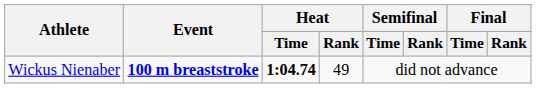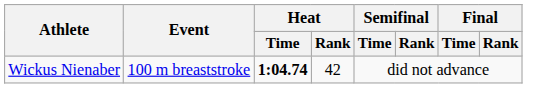(193, 69) bold -> (189, 69) normal
(341, 69) 49 -> (333, 69) 42
